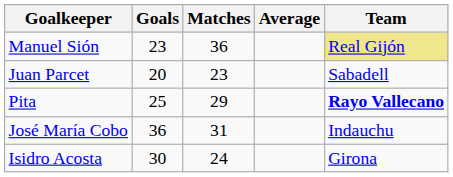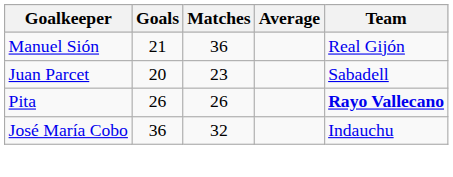(158, 46) 23 -> (158, 46) 21
(367, 46) khaki background -> (367, 46) no background
(158, 102) 25 -> (158, 102) 26
(219, 102) 29 -> (219, 102) 26
(219, 130) 31 -> (219, 130) 32
- row: (55, 158)
